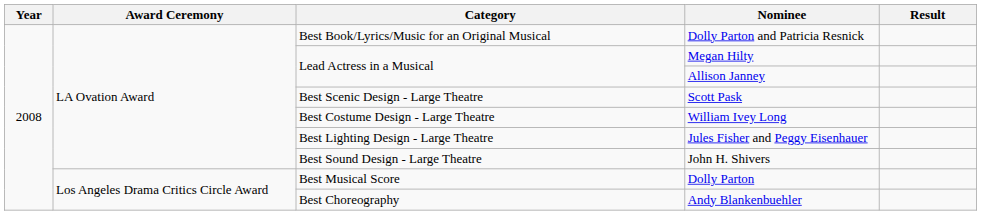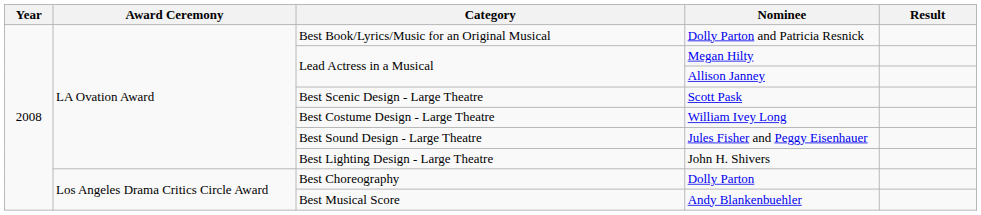(396, 138) Best Lighting Design - Large Theatre -> (390, 138) Best Sound Design - Large Theatre
(390, 158) Best Sound Design - Large Theatre -> (396, 158) Best Lighting Design - Large Theatre
(349, 179) Best Musical Score -> (349, 179) Best Choreography
(349, 199) Best Choreography -> (349, 199) Best Musical Score
